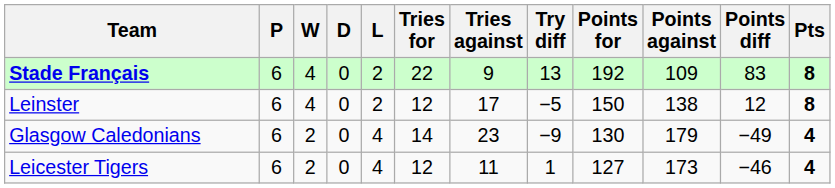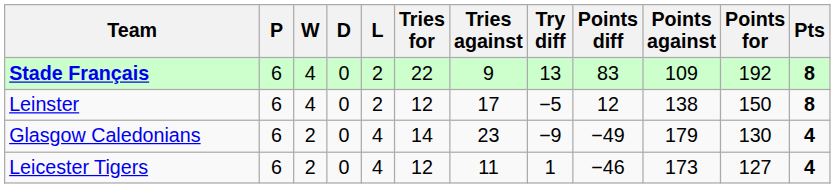columns swapped: (608, 31) <-> (755, 31)
